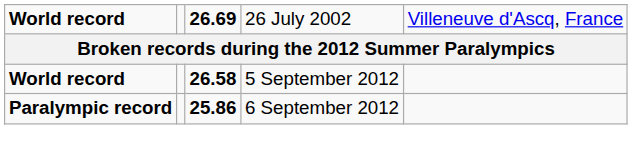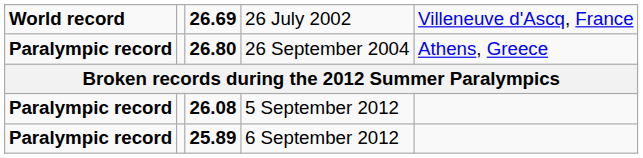+ row: (327, 49)
(67, 78) World record -> (91, 108) Paralympic record
(213, 78) 26.58 -> (213, 108) 26.08
(213, 108) 25.86 -> (213, 138) 25.89
